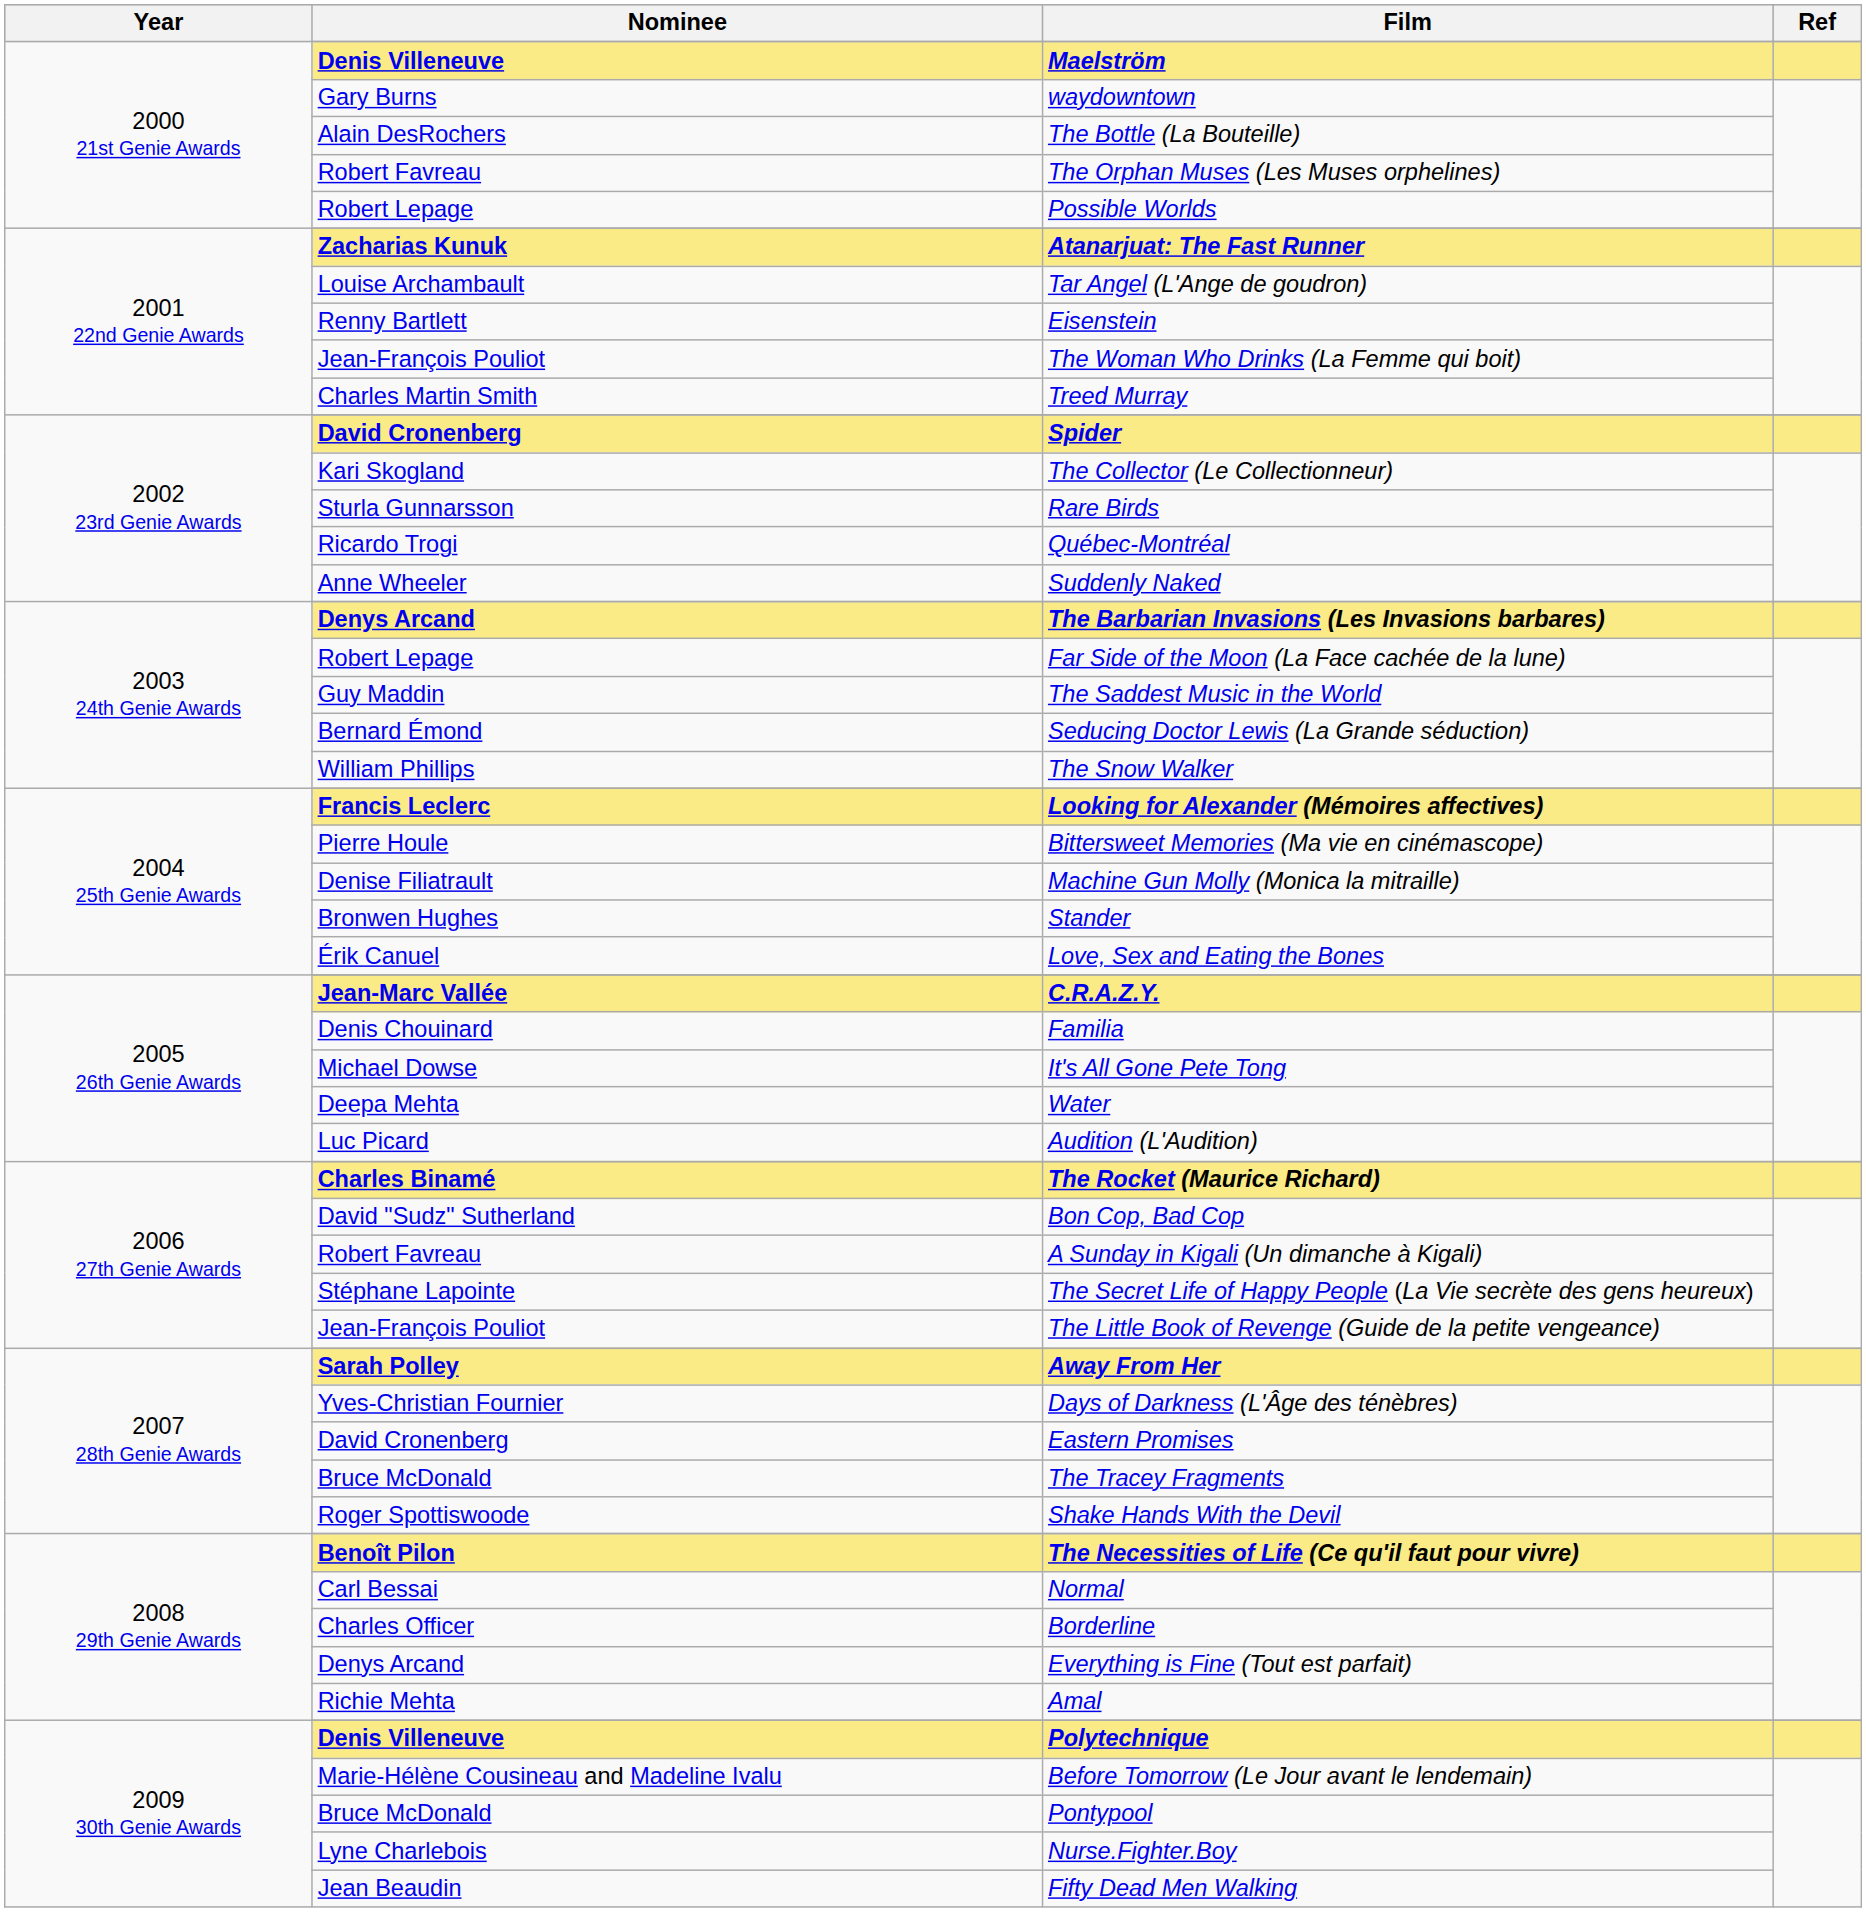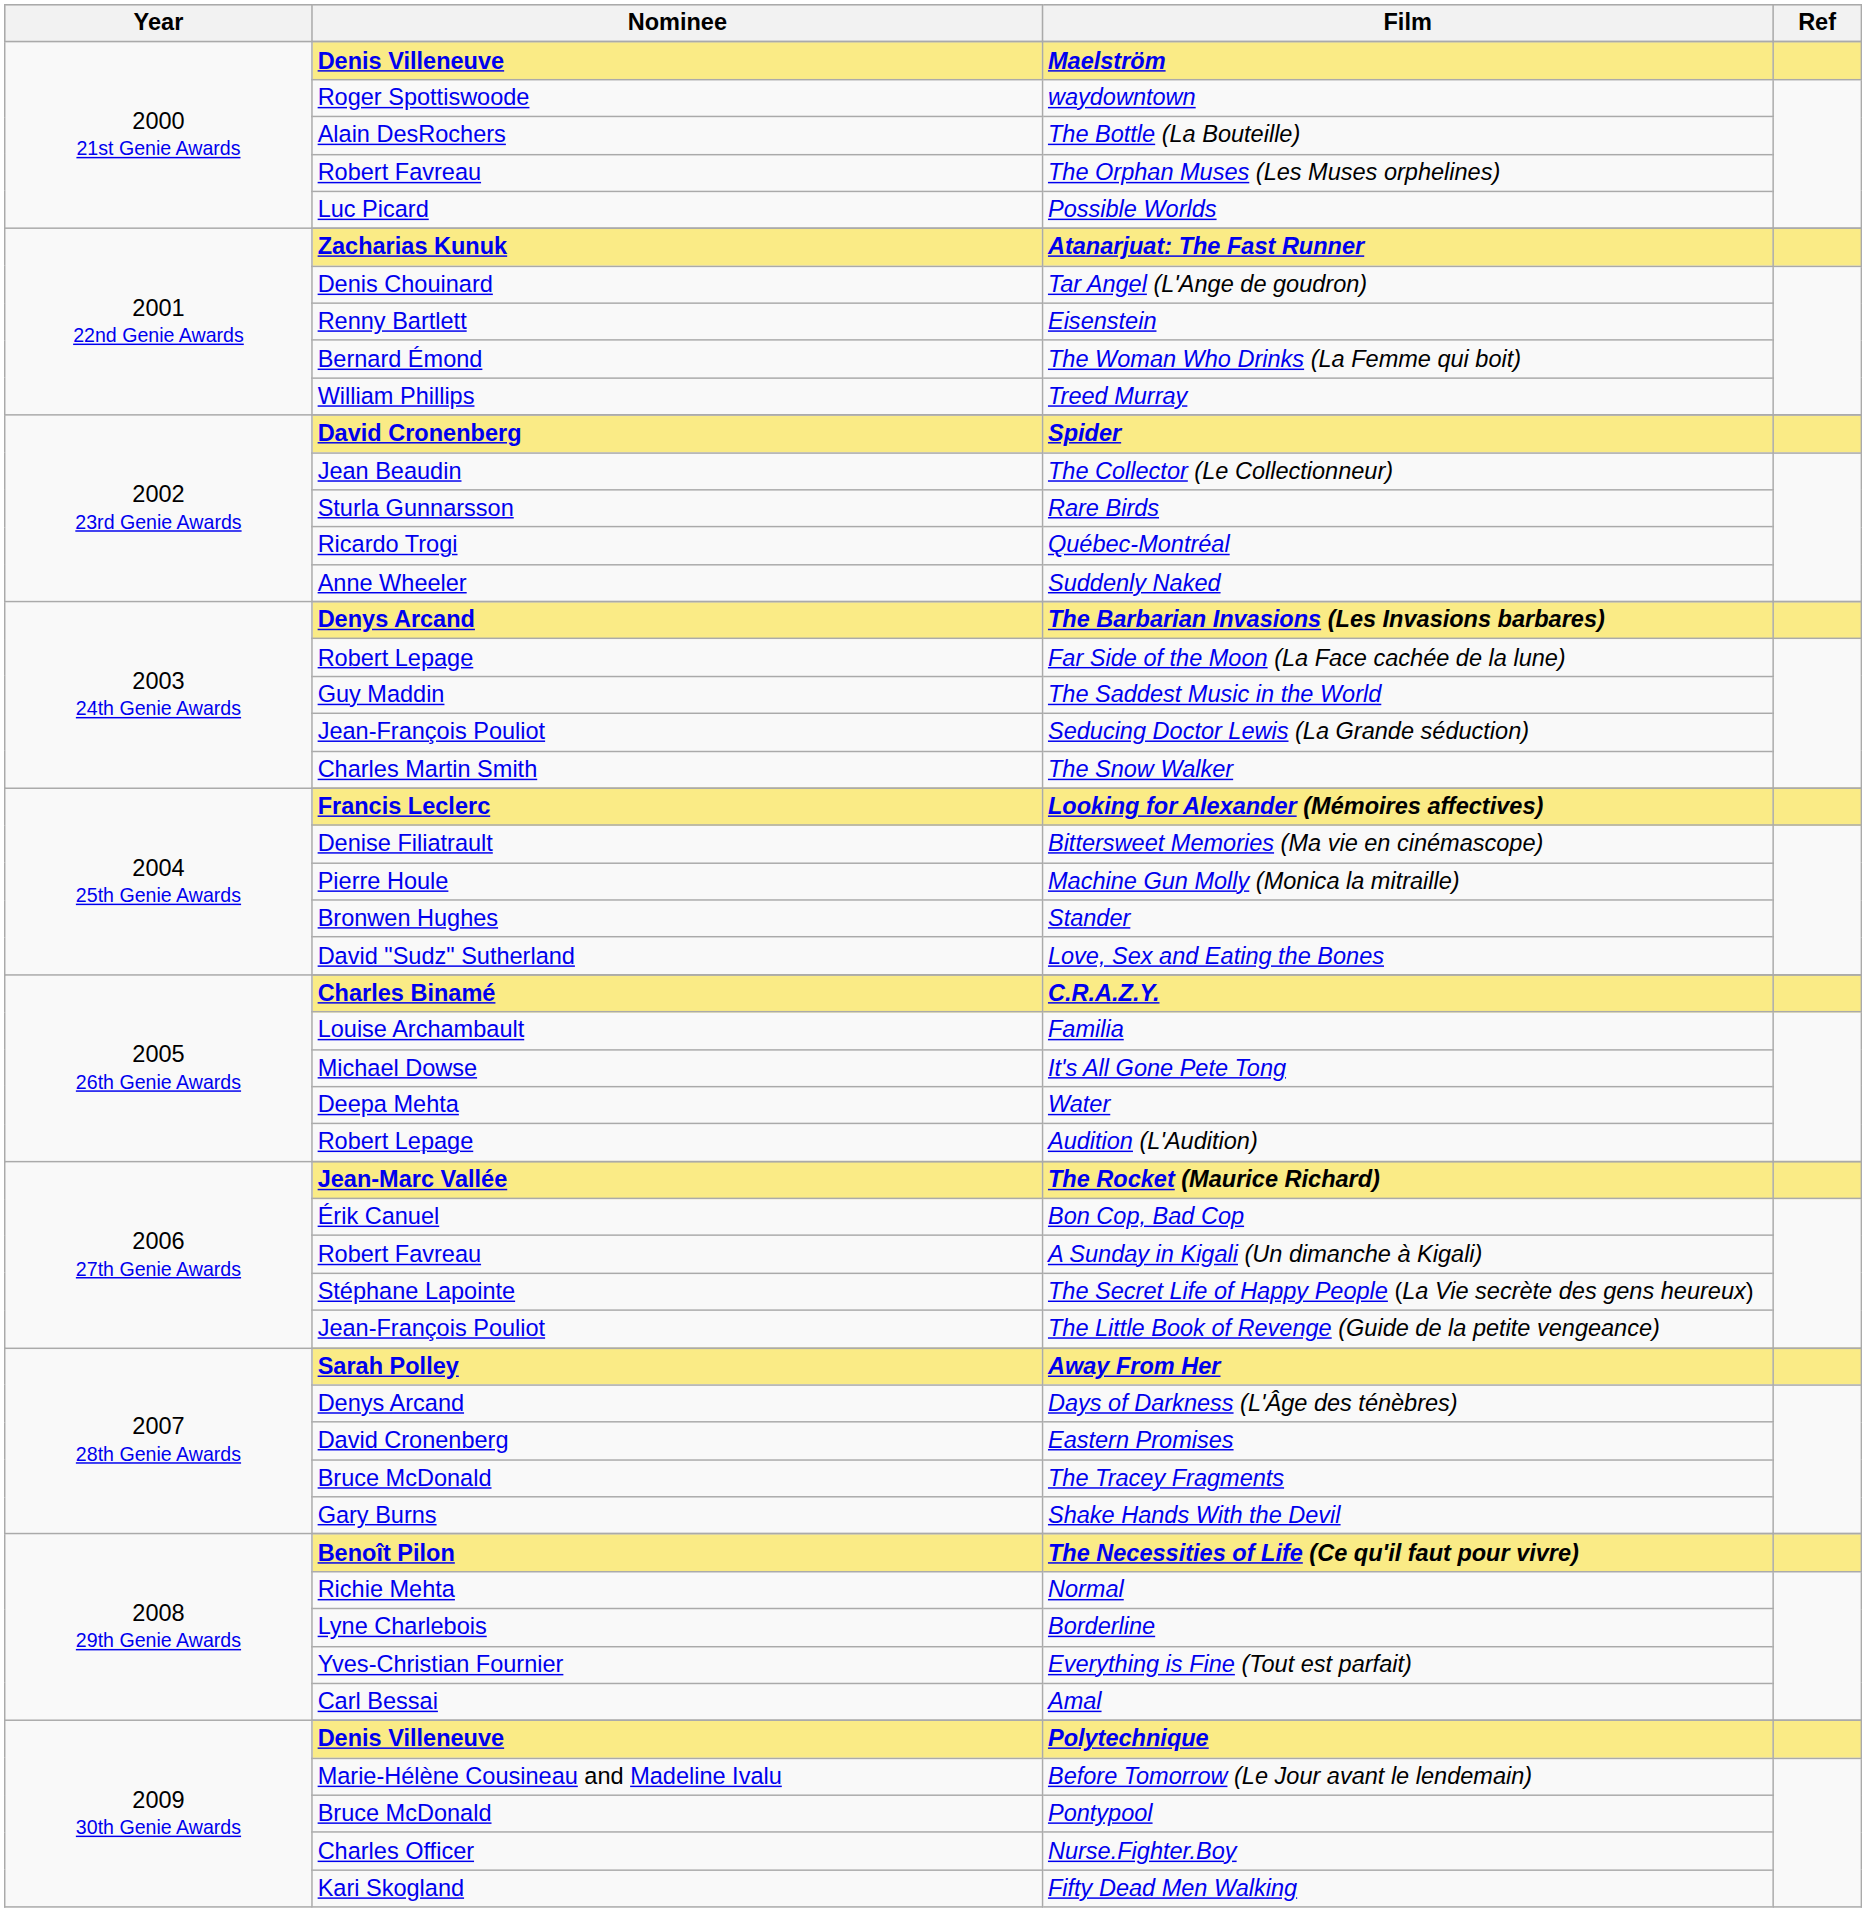(377, 97) Gary Burns -> (424, 97) Roger Spottiswoode
(395, 209) Robert Lepage -> (373, 209) Luc Picard
(421, 284) Louise Archambault -> (405, 284) Denis Chouinard
(431, 358) Jean-François Pouliot -> (400, 358) Bernard Émond
(427, 396) Charles Martin Smith -> (396, 396) William Phillips
(391, 470) Kari Skogland -> (390, 470) Jean Beaudin
(400, 731) Bernard Émond -> (431, 731) Jean-François Pouliot
(396, 769) William Phillips -> (427, 769) Charles Martin Smith
(383, 843) Pierre Houle -> (405, 843) Denise Filiatrault
(405, 881) Denise Filiatrault -> (383, 881) Pierre Houle
(378, 955) Érik Canuel -> (446, 955) David "Sudz" Sutherland
(412, 992) Jean-Marc Vallée -> (407, 992) Charles Binamé
(405, 1030) Denis Chouinard -> (421, 1030) Louise Archambault
(373, 1142) Luc Picard -> (395, 1142) Robert Lepage
(407, 1179) Charles Binamé -> (412, 1179) Jean-Marc Vallée
(446, 1216) David "Sudz" Sutherland -> (378, 1216) Érik Canuel
(441, 1403) Yves-Christian Fournier -> (391, 1403) Denys Arcand
(424, 1515) Roger Spottiswoode -> (377, 1515) Gary Burns
(378, 1589) Carl Bessai -> (386, 1589) Richie Mehta
(396, 1627) Charles Officer -> (402, 1627) Lyne Charlebois
(391, 1664) Denys Arcand -> (441, 1664) Yves-Christian Fournier
(386, 1701) Richie Mehta -> (378, 1701) Carl Bessai
(402, 1850) Lyne Charlebois -> (396, 1850) Charles Officer
(390, 1888) Jean Beaudin -> (391, 1888) Kari Skogland
